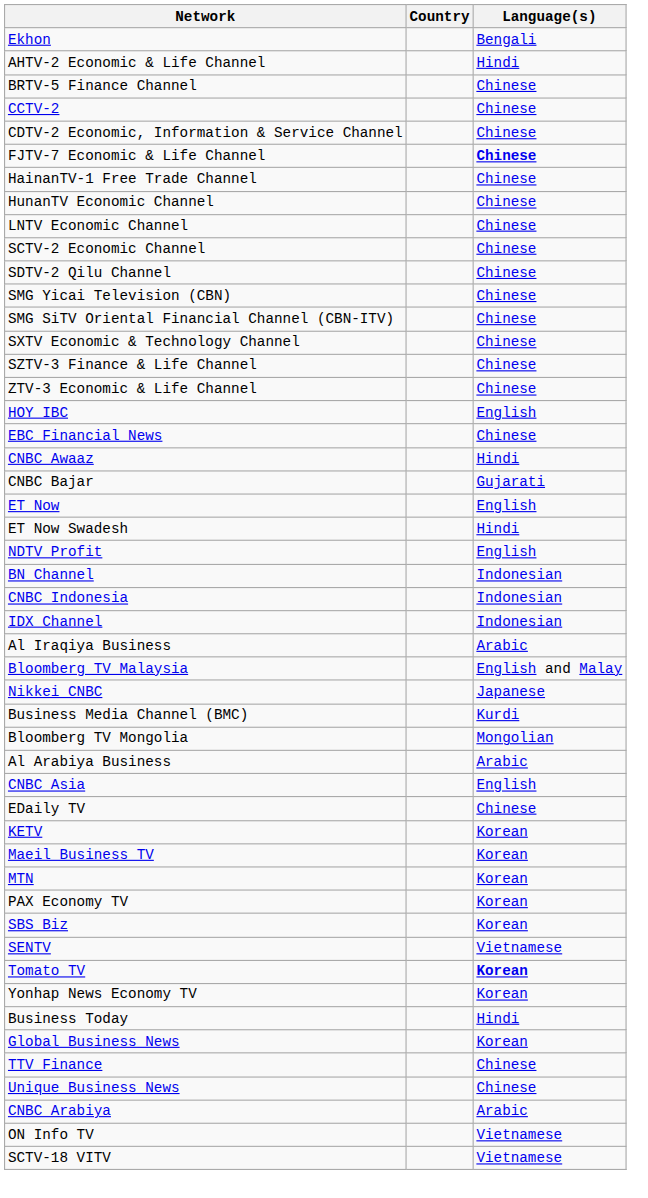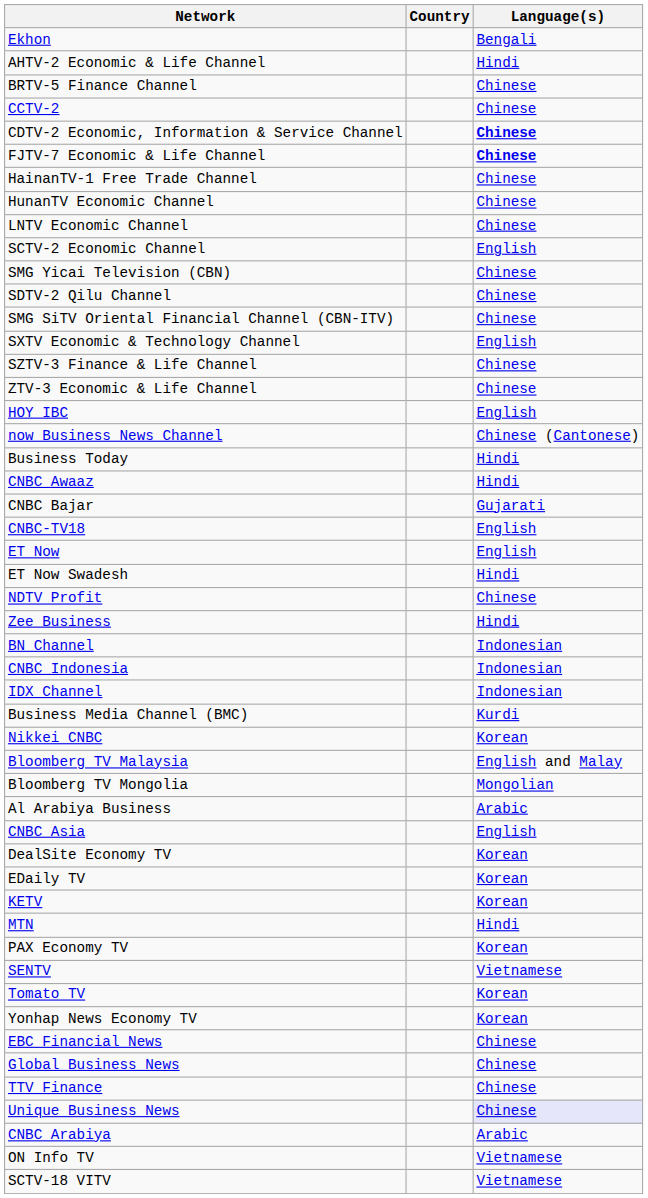(506, 133) normal -> (506, 133) bold
(506, 249) Chinese -> (506, 249) English
rows swapped: (89, 273) <-> (120, 296)
(506, 342) Chinese -> (506, 342) English
+ row: (115, 436)
rows swapped: (68, 1018) <-> (85, 436)
+ row: (47, 529)
(506, 552) English -> (506, 599) Chinese
+ row: (59, 622)
- row: (89, 645)
rows swapped: (128, 715) <-> (98, 669)
(511, 692) Japanese -> (502, 739) Korean
+ row: (89, 855)
(506, 809) Chinese -> (502, 879) Korean
- row: (81, 855)
(502, 879) Korean -> (498, 925) Hindi
- row: (38, 925)
(502, 972) bold -> (502, 995) normal
(502, 1042) Korean -> (506, 1065) Chinese
(506, 1088) no background -> (506, 1112) lavender background
